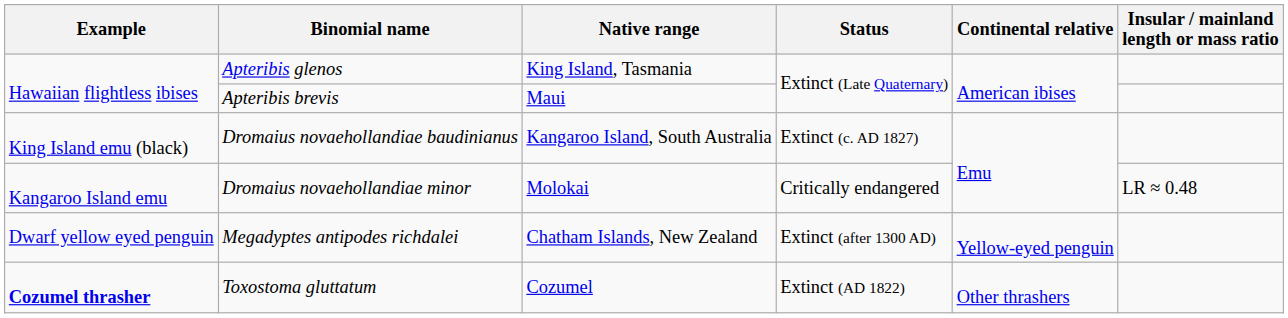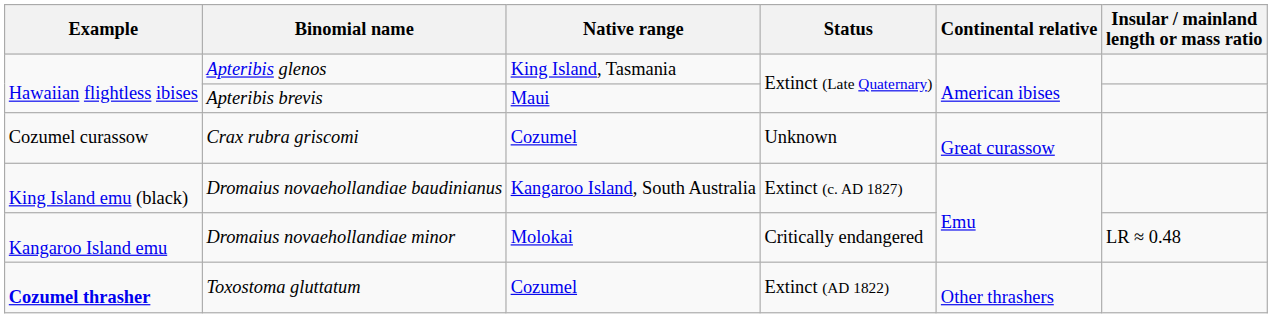+ row: (283, 137)
- row: (340, 237)
